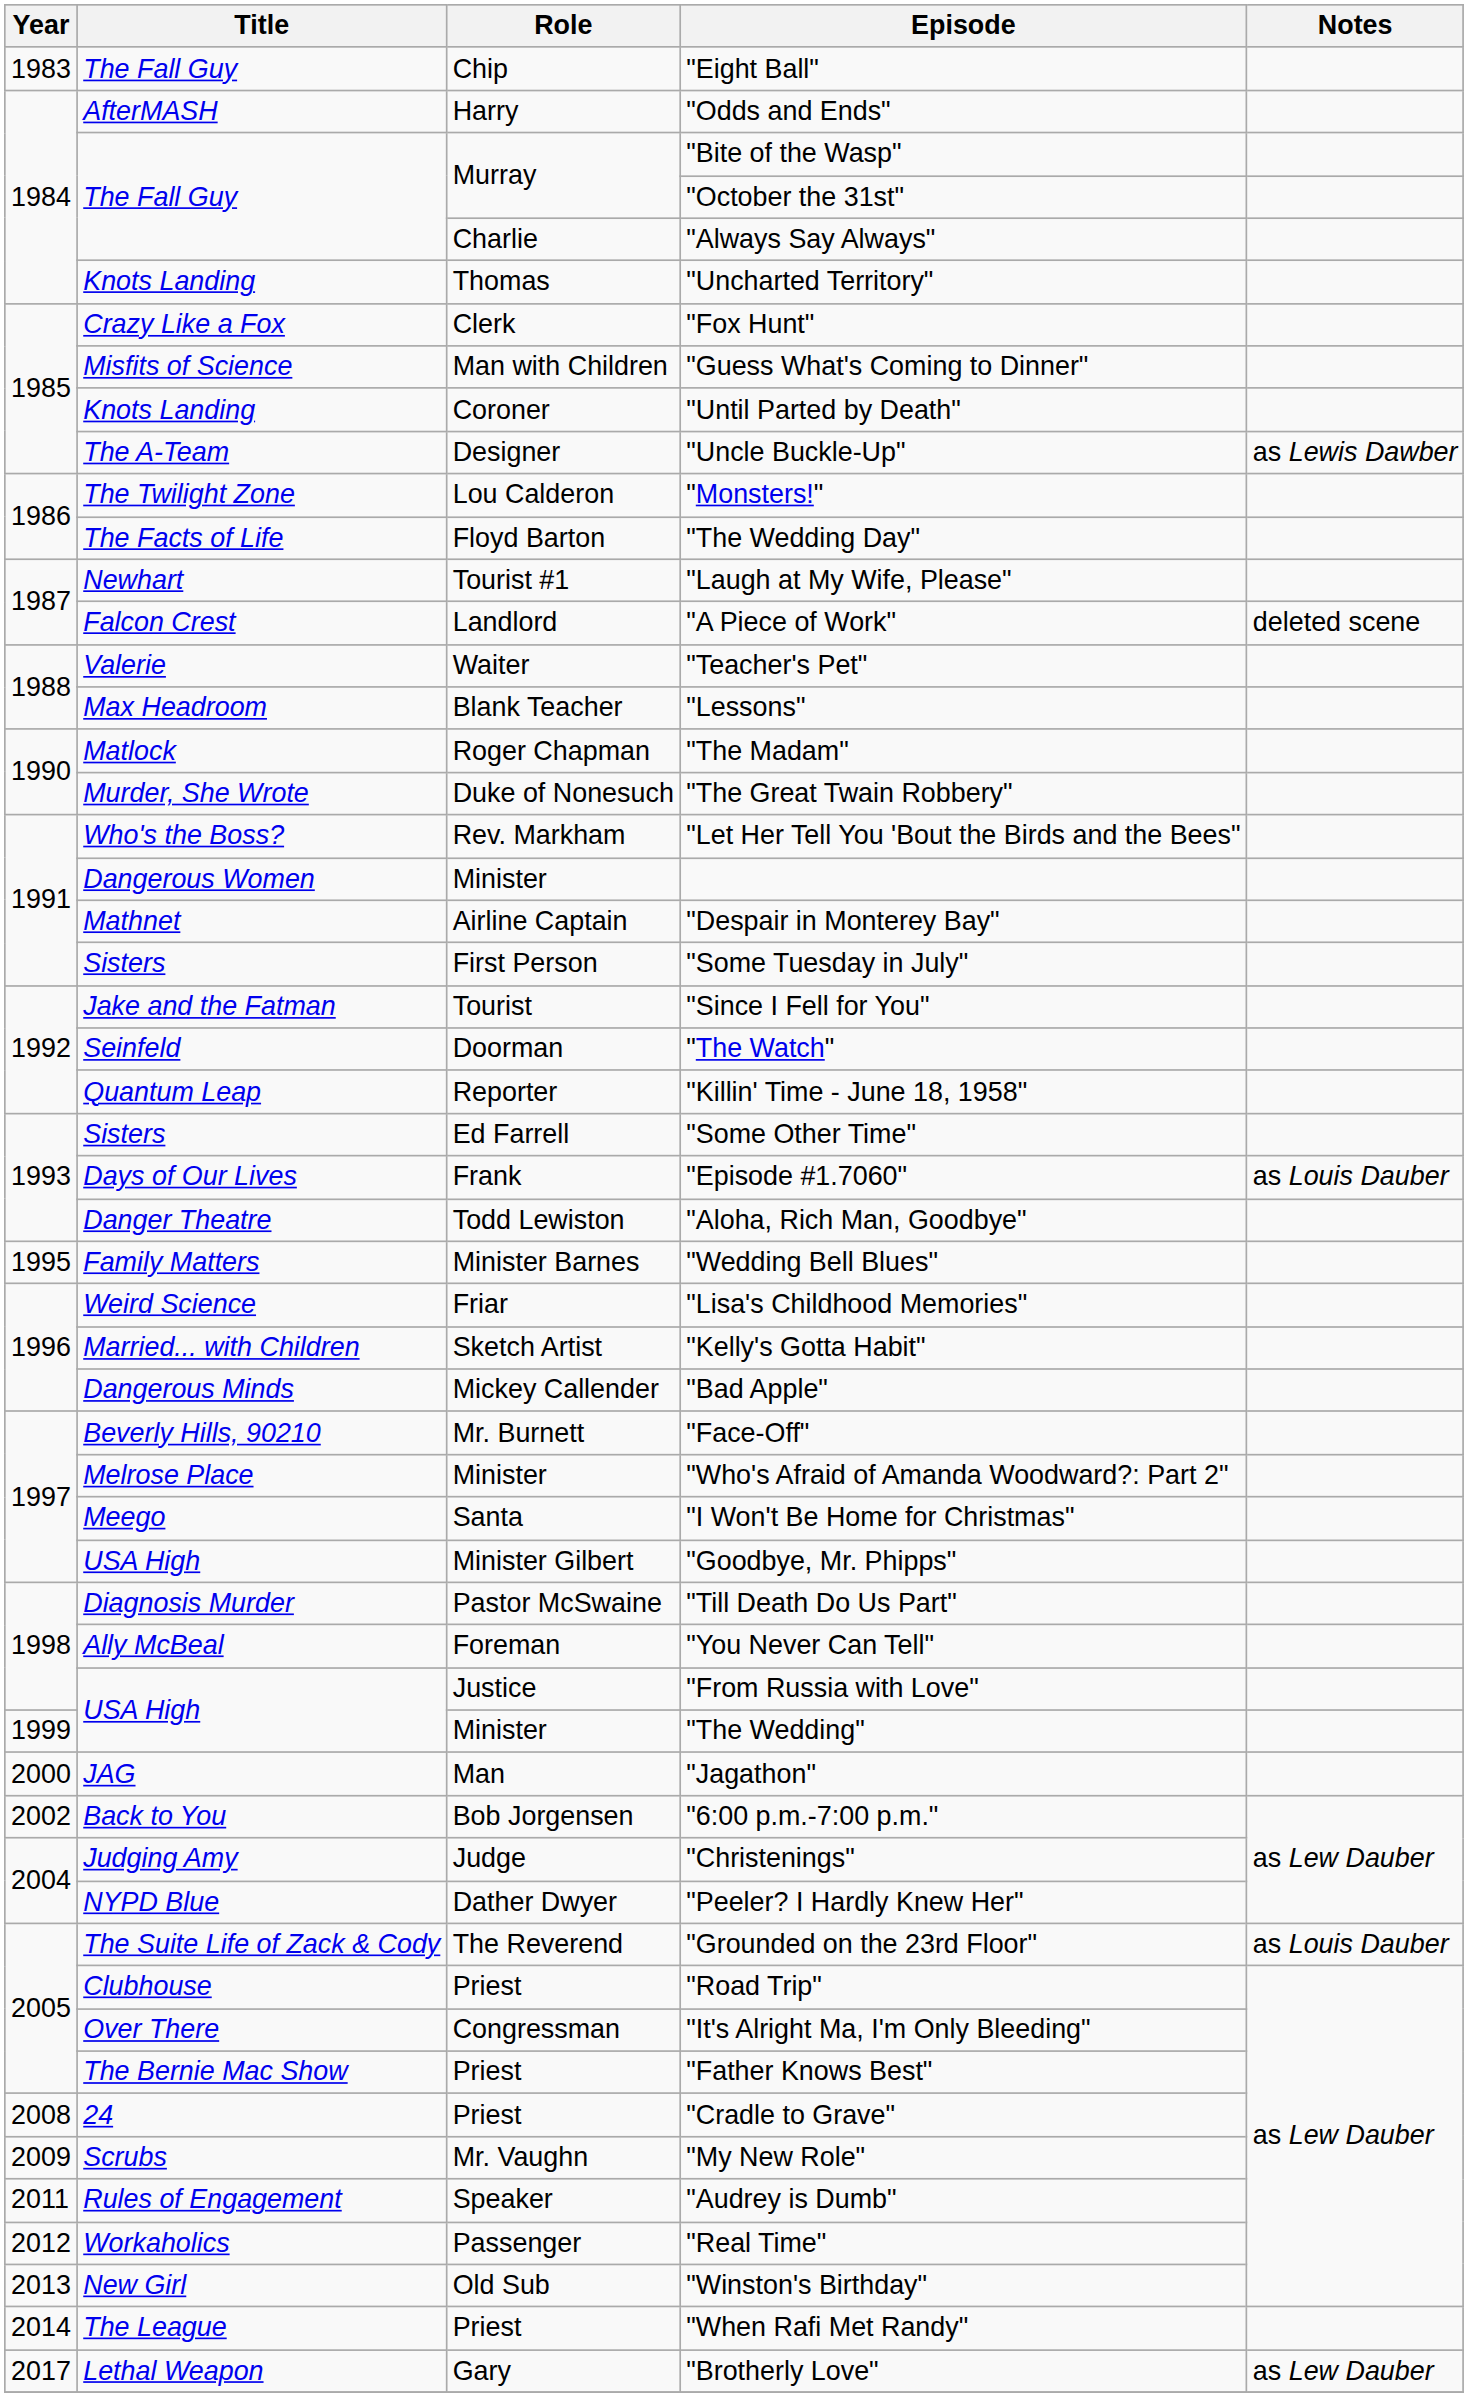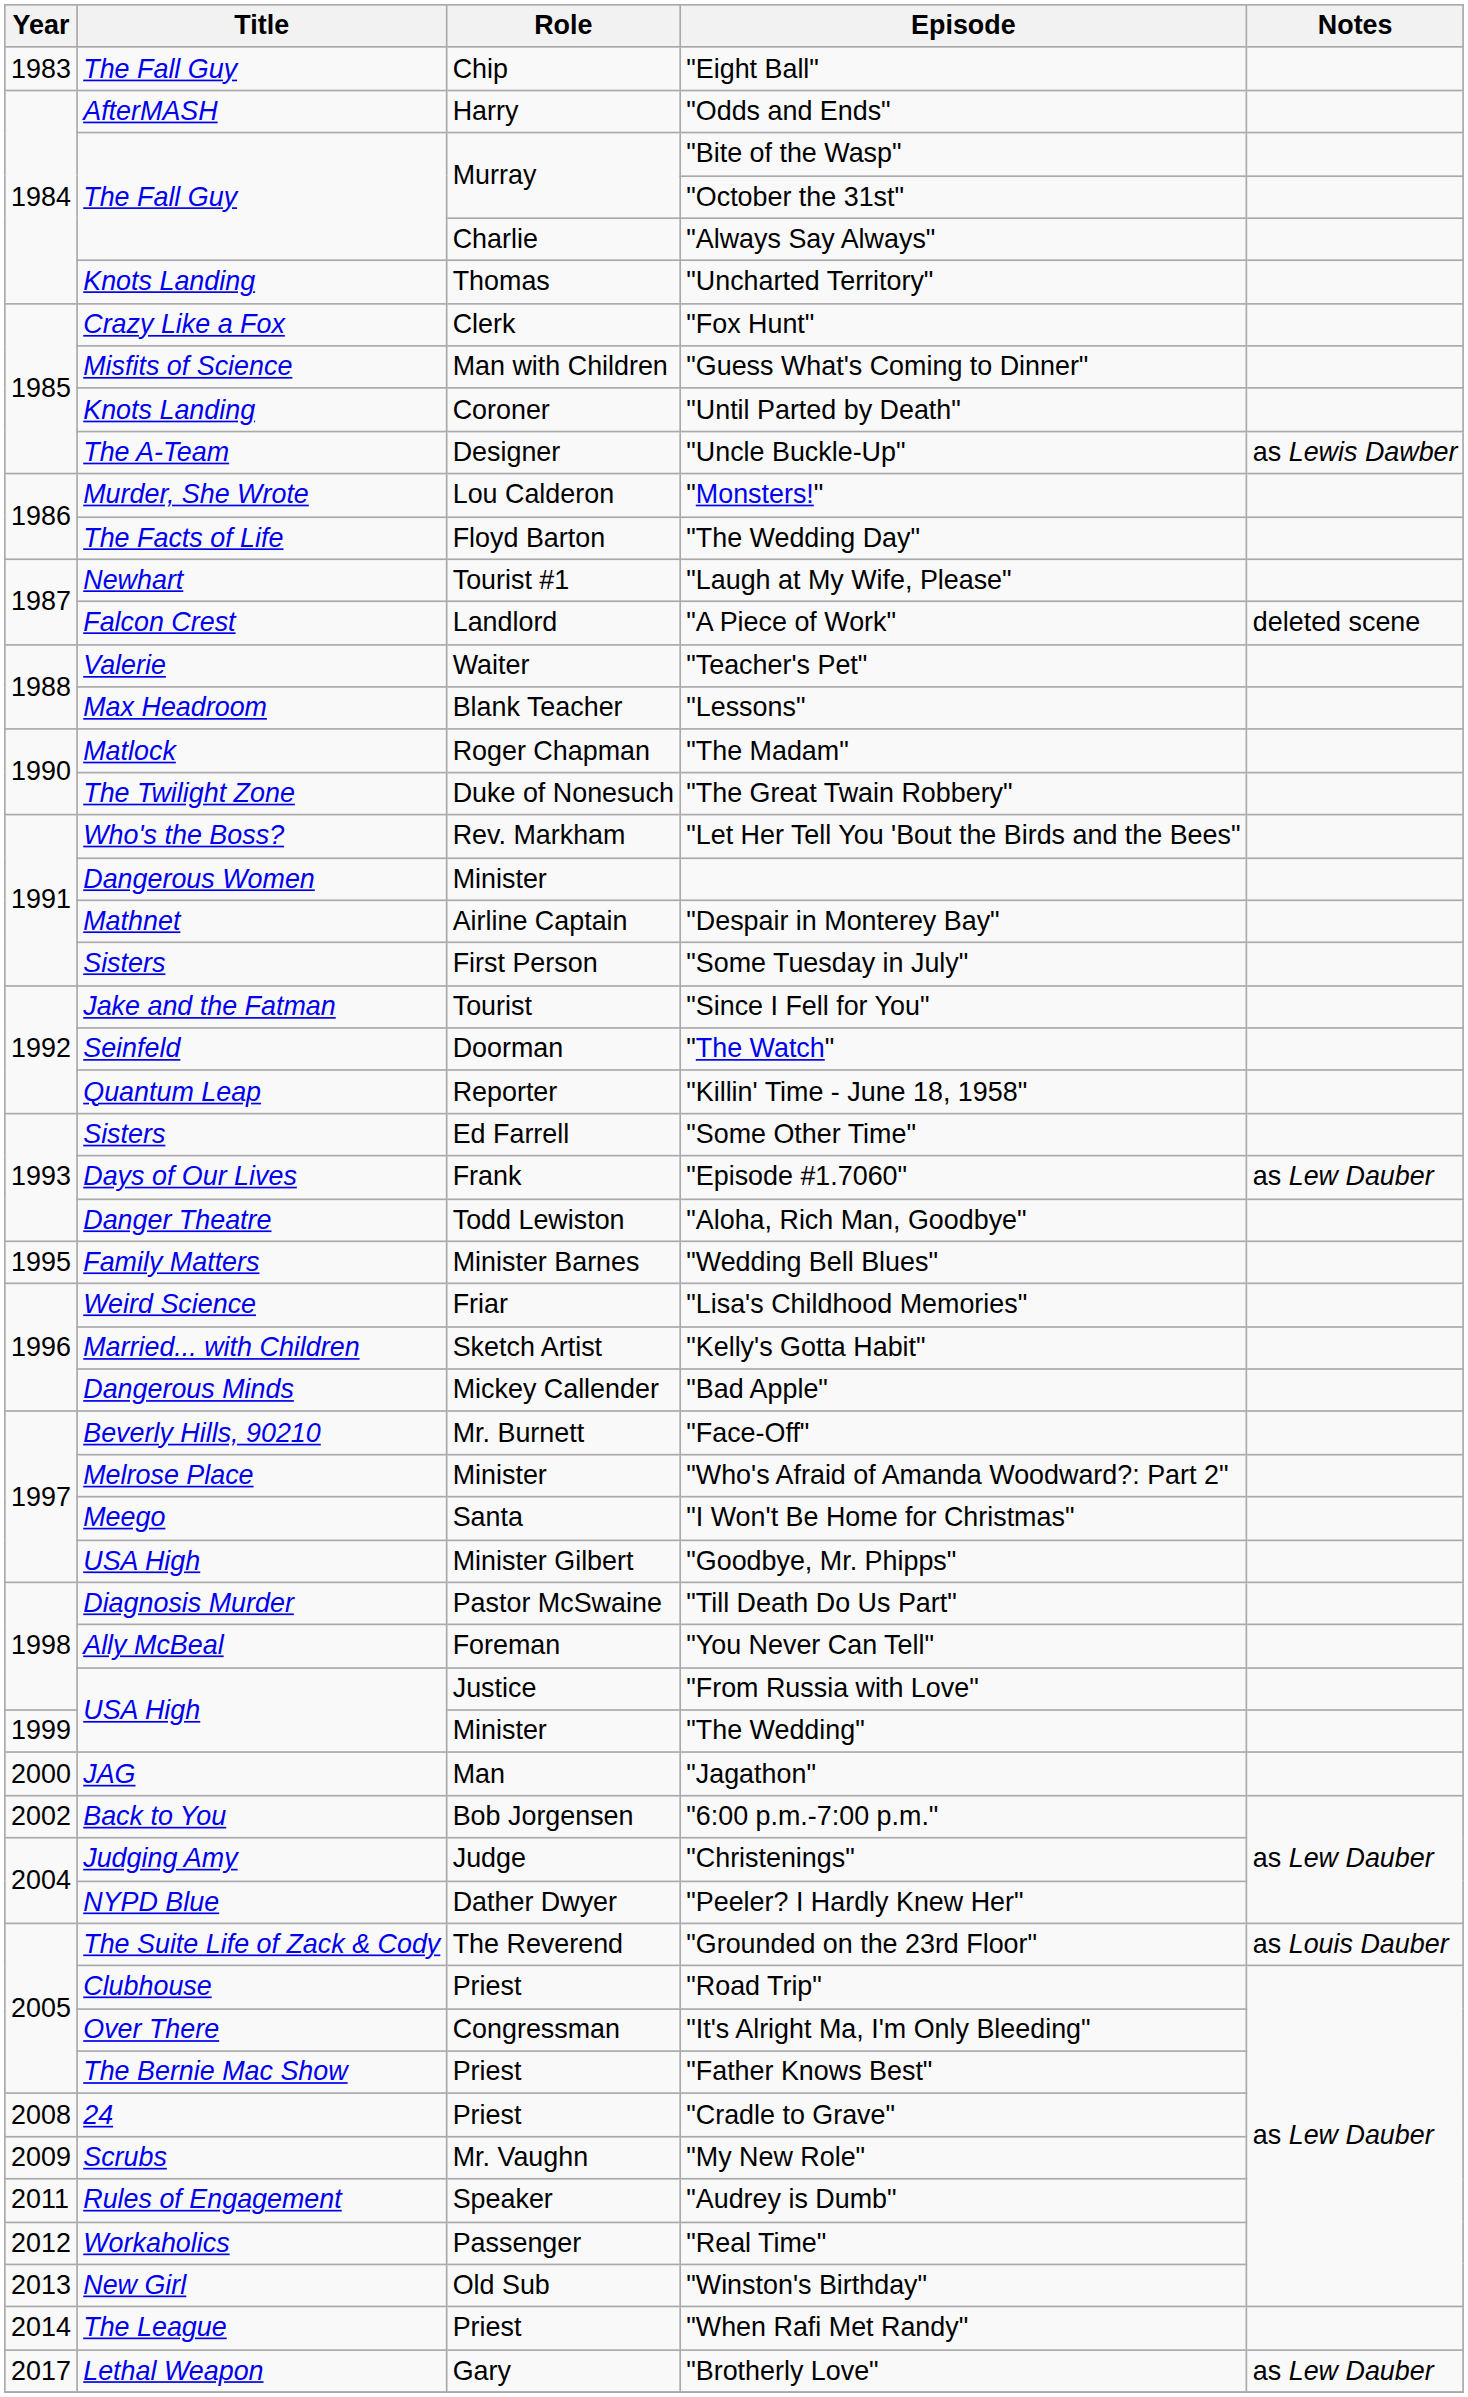(189, 494) The Twilight Zone -> (196, 494) Murder, She Wrote
(196, 793) Murder, She Wrote -> (189, 793) The Twilight Zone
(1351, 1176) as Louis Dauber -> (1343, 1176) as Lew Dauber
